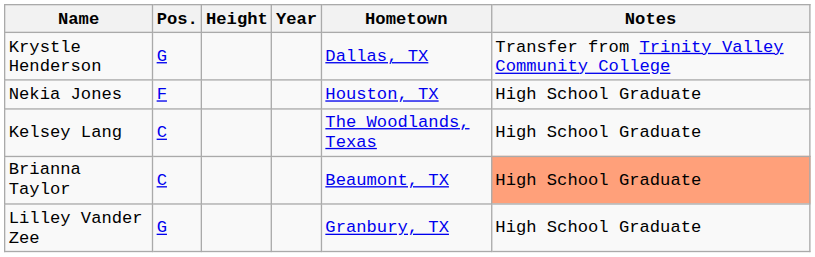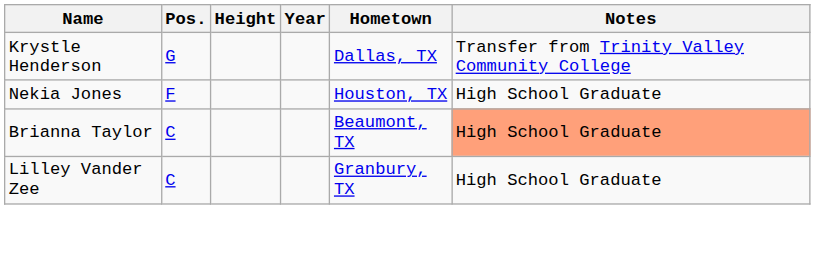- row: (65, 132)
(162, 228) G -> (170, 180) C
